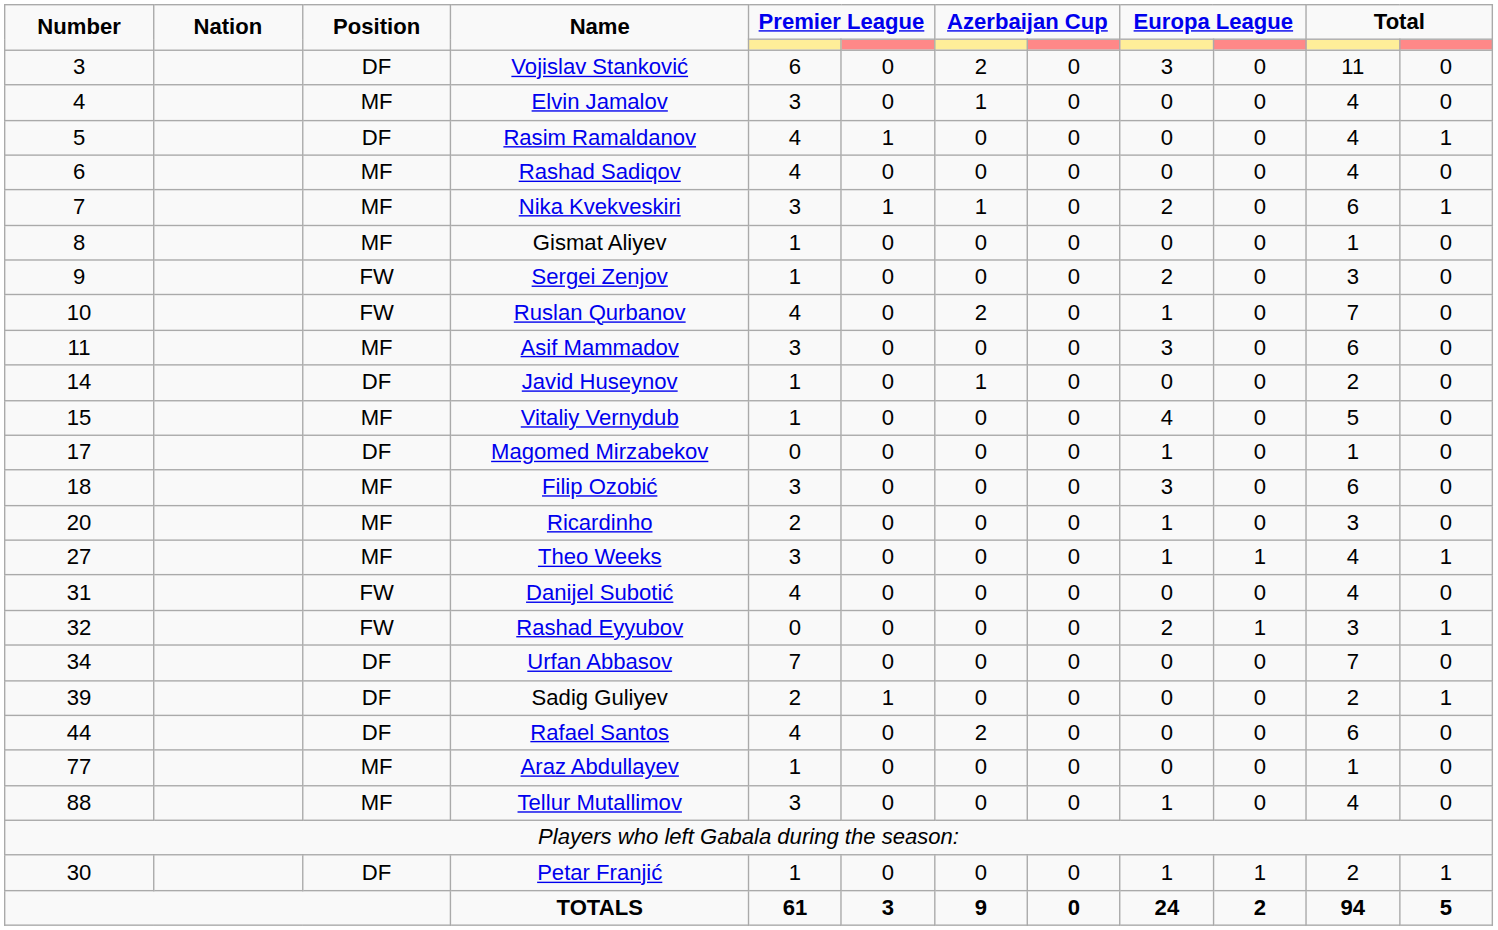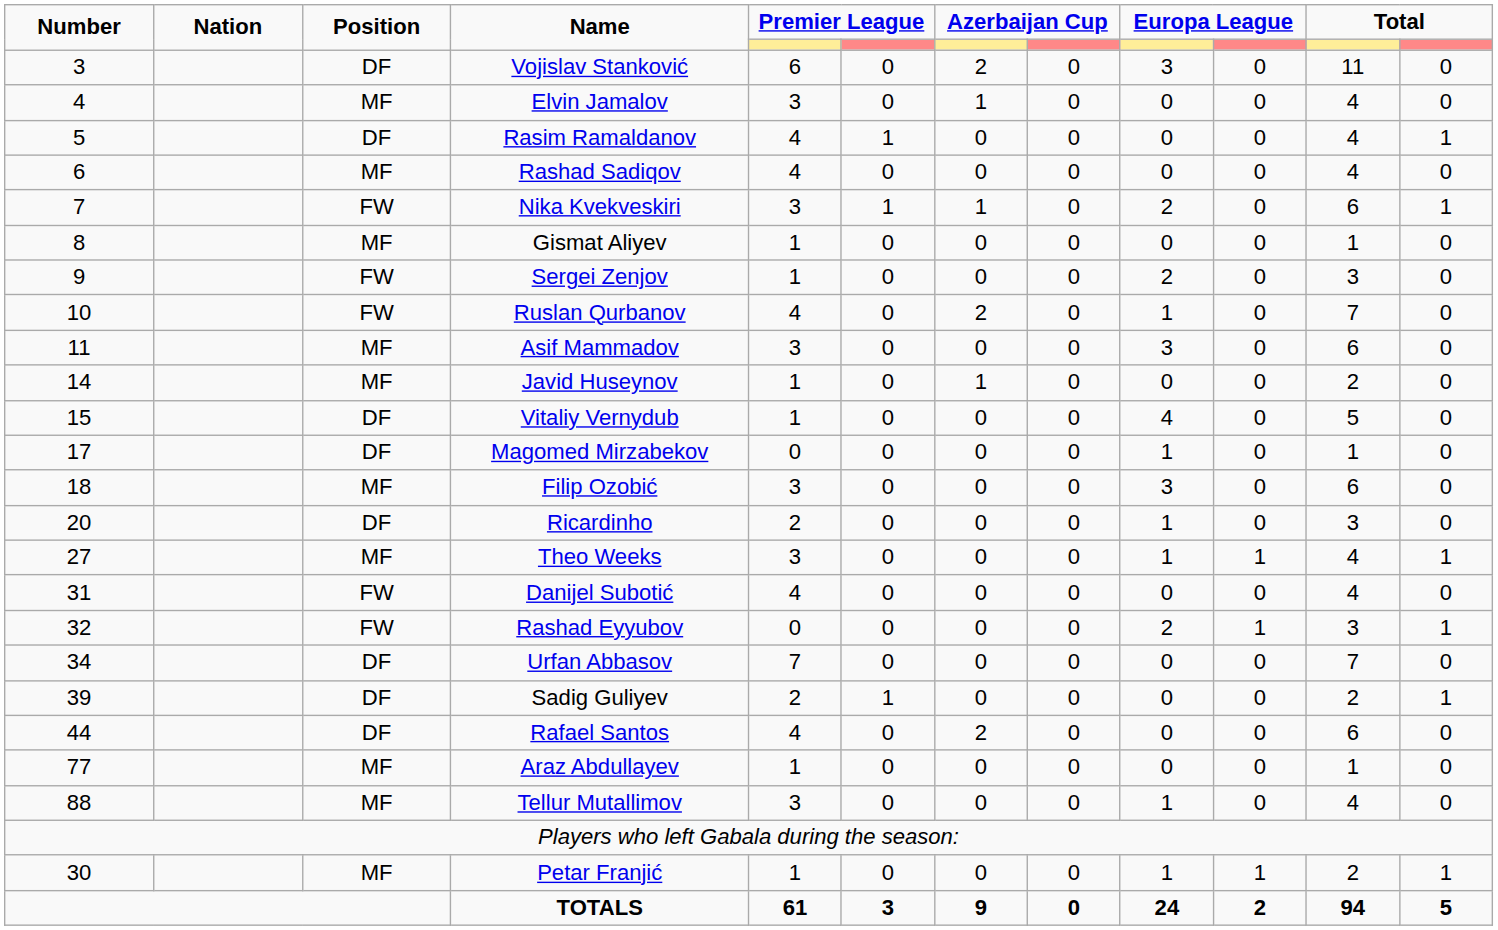(377, 207) MF -> (377, 207) FW
(377, 382) DF -> (377, 382) MF
(377, 417) MF -> (377, 417) DF
(377, 522) MF -> (377, 522) DF
(377, 872) DF -> (377, 872) MF
